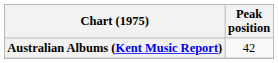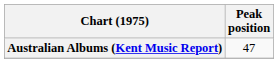(249, 48) 42 -> (249, 48) 47
